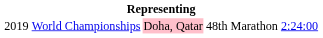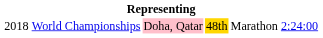(16, 25) 2019 -> (16, 25) 2018
(217, 25) no background -> (217, 25) gold background
